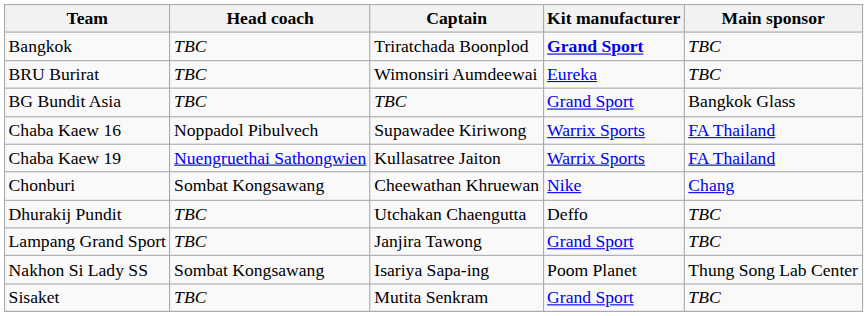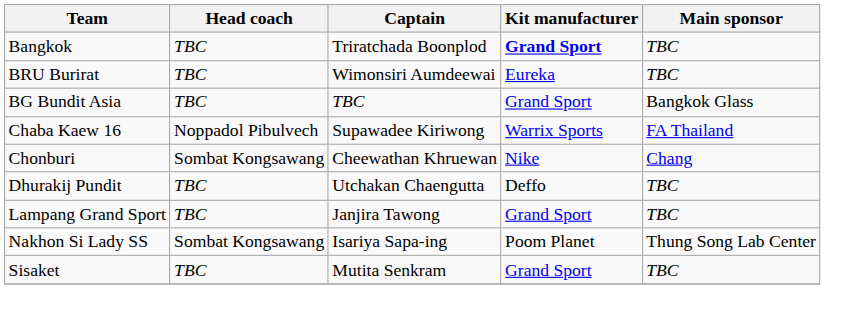- row: (65, 158)
